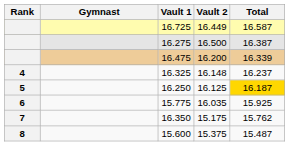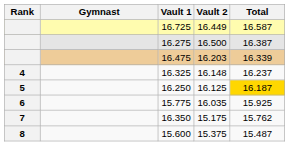(212, 58) 16.200 -> (212, 58) 16.203
